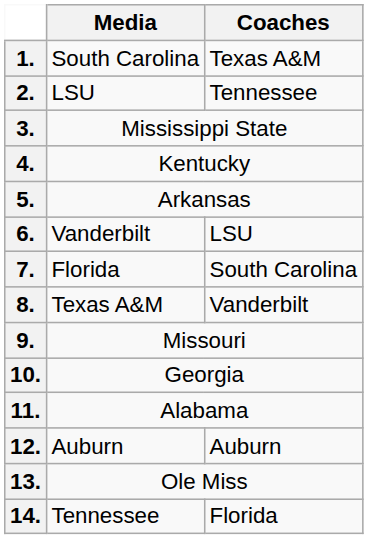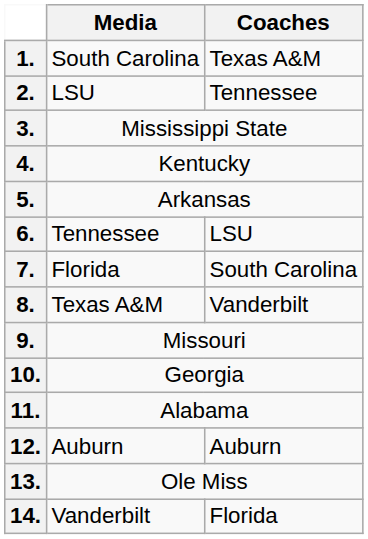(101, 234) Vanderbilt -> (105, 234) Tennessee
(105, 516) Tennessee -> (101, 516) Vanderbilt
